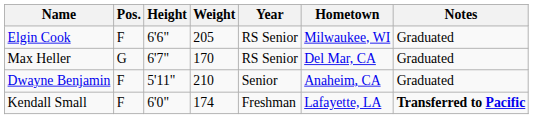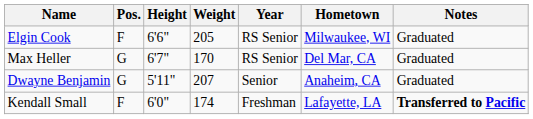(121, 80) F -> (122, 80) G
(204, 80) 210 -> (204, 80) 207
